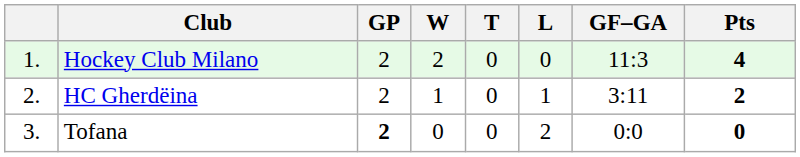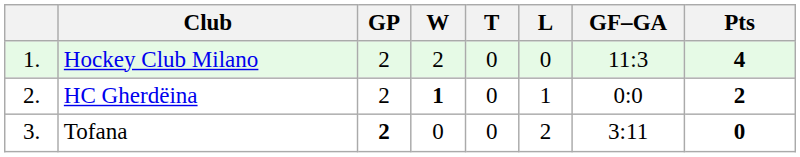(438, 95) normal -> (438, 95) bold
(628, 95) 3:11 -> (628, 95) 0:0
(628, 132) 0:0 -> (628, 132) 3:11
